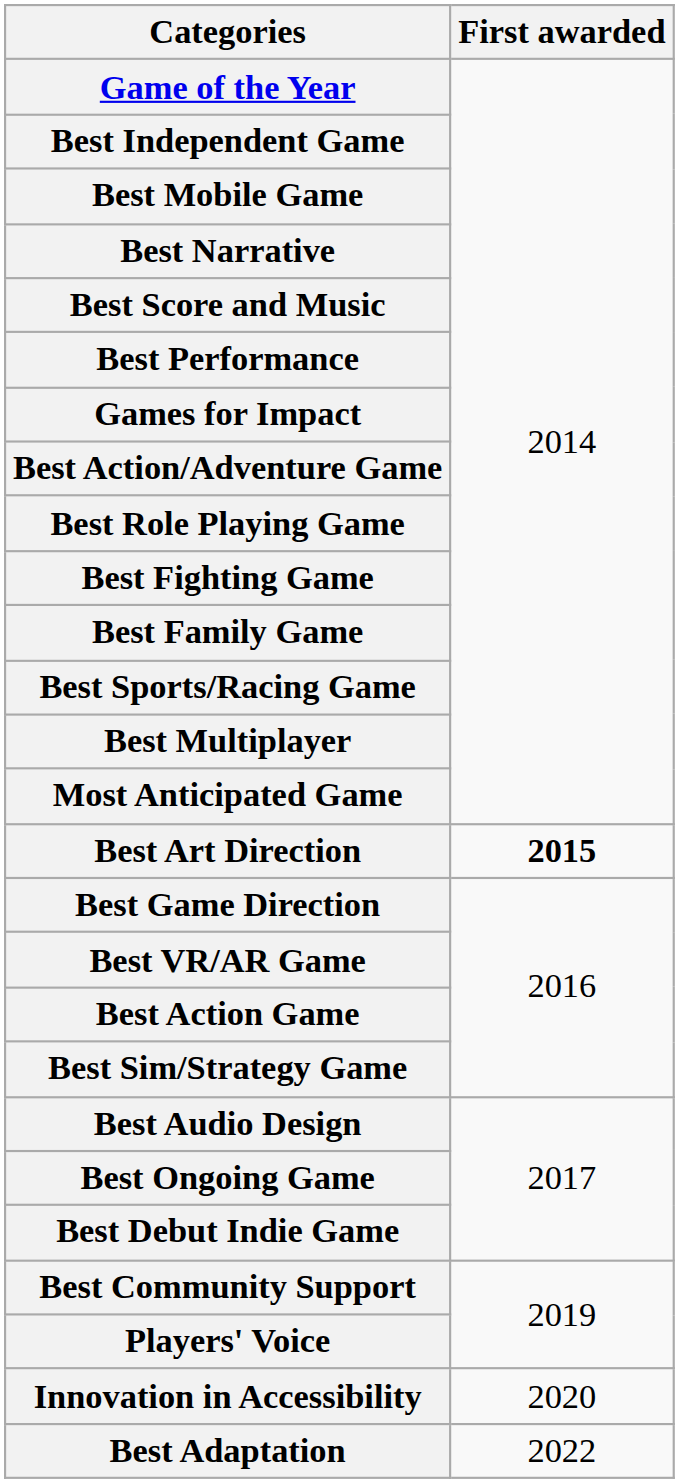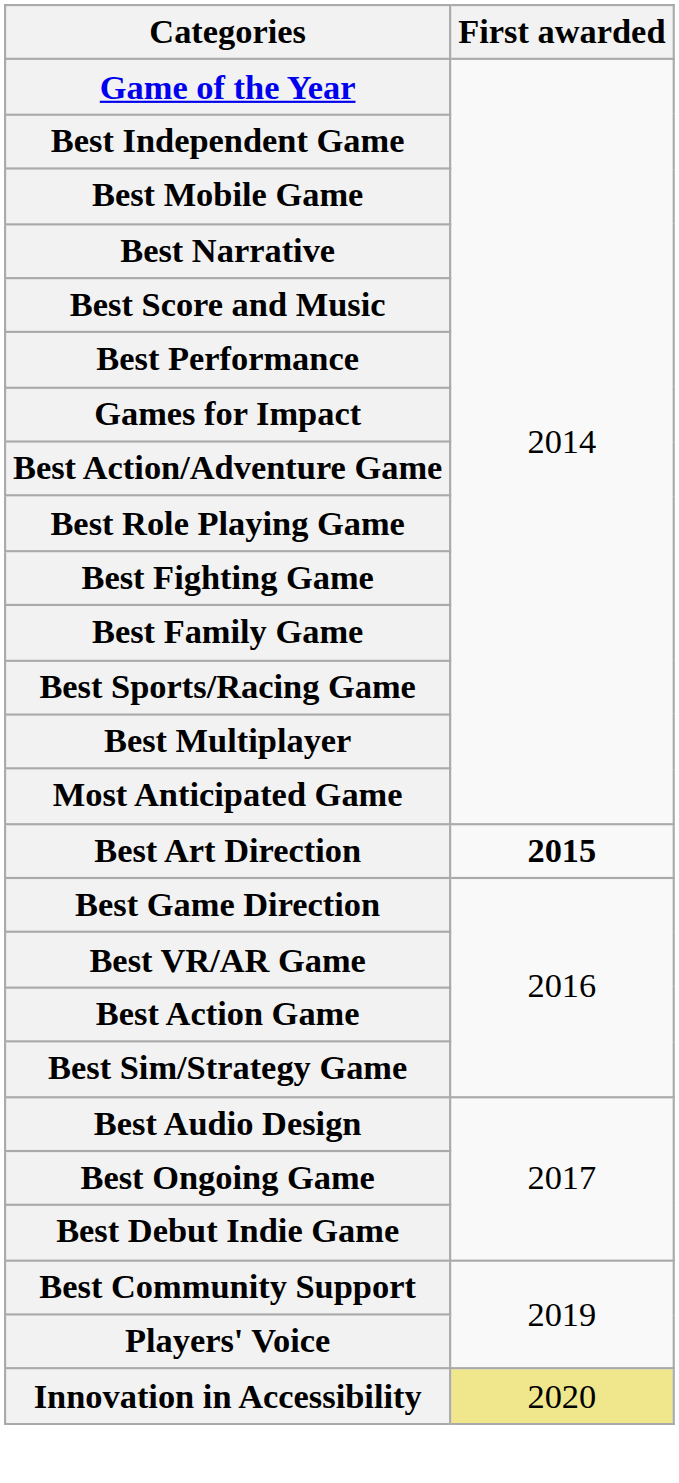(562, 1395) no background -> (562, 1395) khaki background
- row: (228, 1450)
